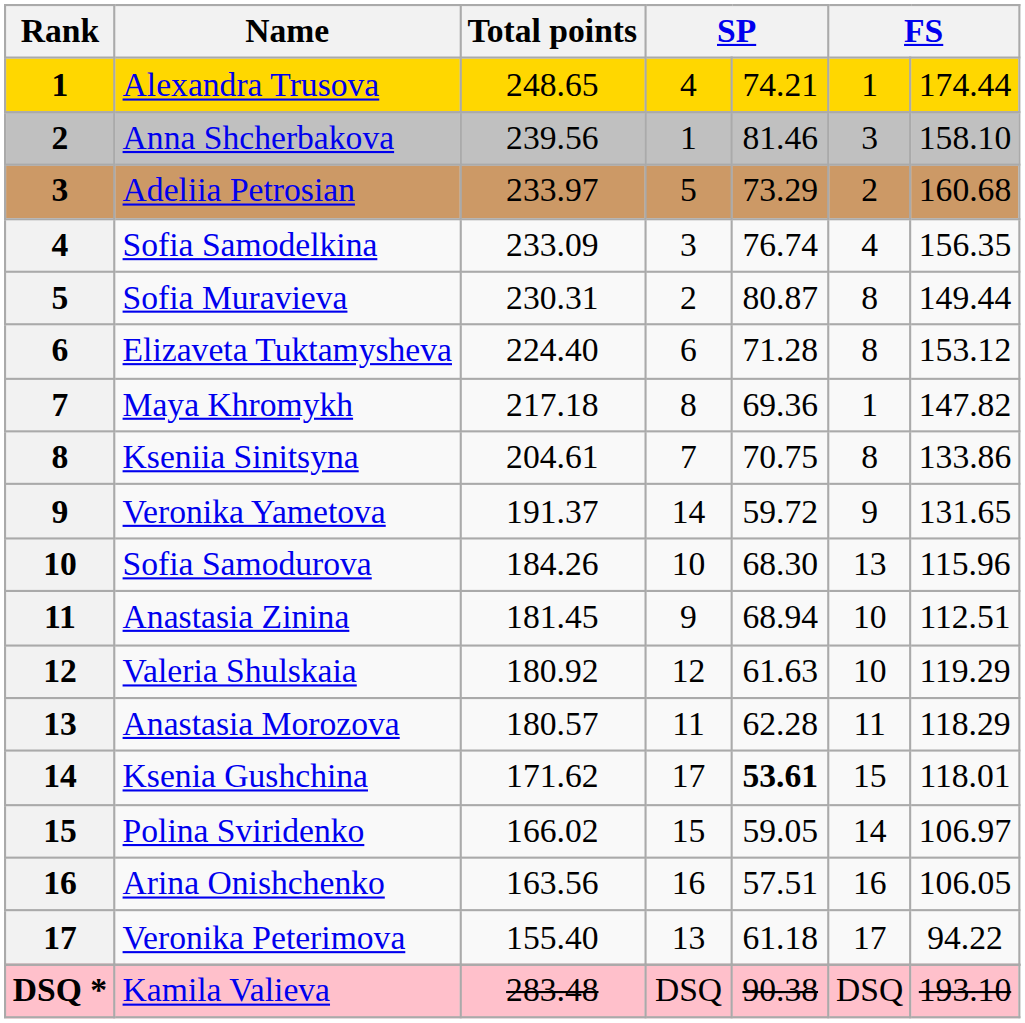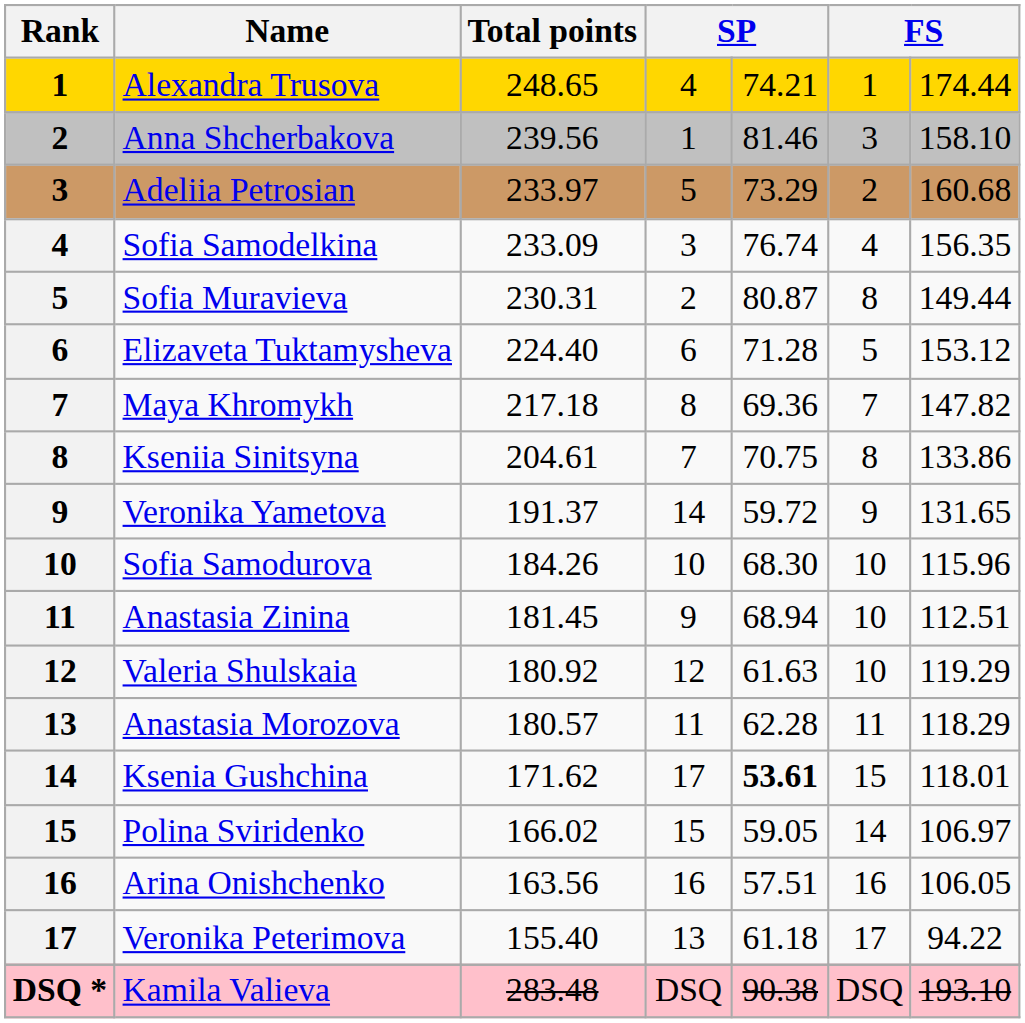(870, 350) 8 -> (870, 350) 5
(870, 404) 1 -> (870, 404) 7
(870, 564) 13 -> (870, 564) 10
